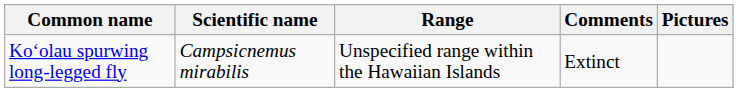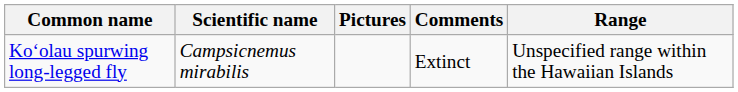columns swapped: (447, 19) <-> (695, 19)
